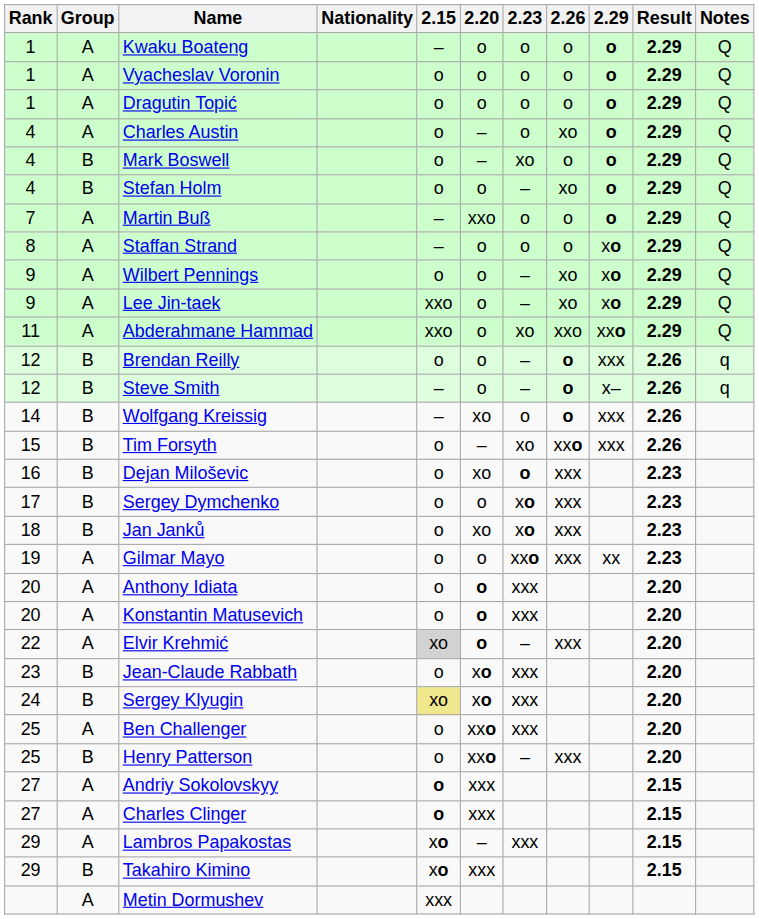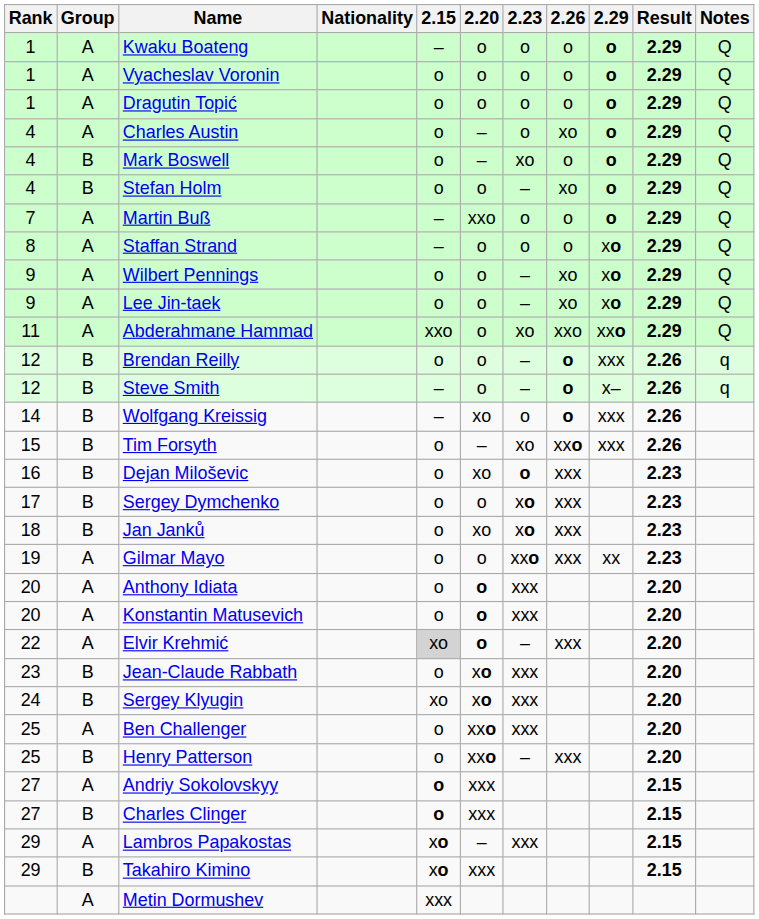(439, 302) xxo -> (439, 302) o
(439, 700) khaki background -> (439, 700) no background
(88, 814) A -> (88, 814) B
